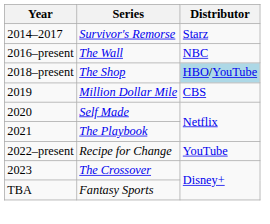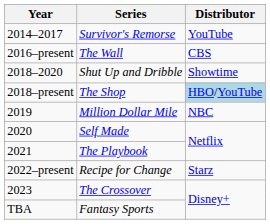(195, 33) Starz -> (210, 33) YouTube
(196, 53) NBC -> (200, 53) CBS
+ row: (131, 72)
(194, 92) CBS -> (201, 111) NBC
(205, 151) YouTube -> (201, 170) Starz
